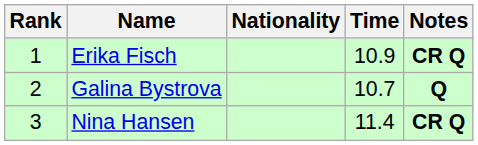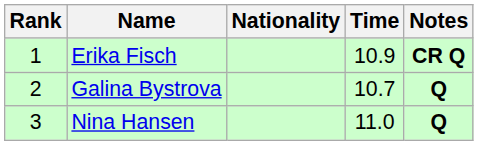(375, 122) 11.4 -> (375, 122) 11.0
(439, 122) CR Q -> (439, 122) Q
